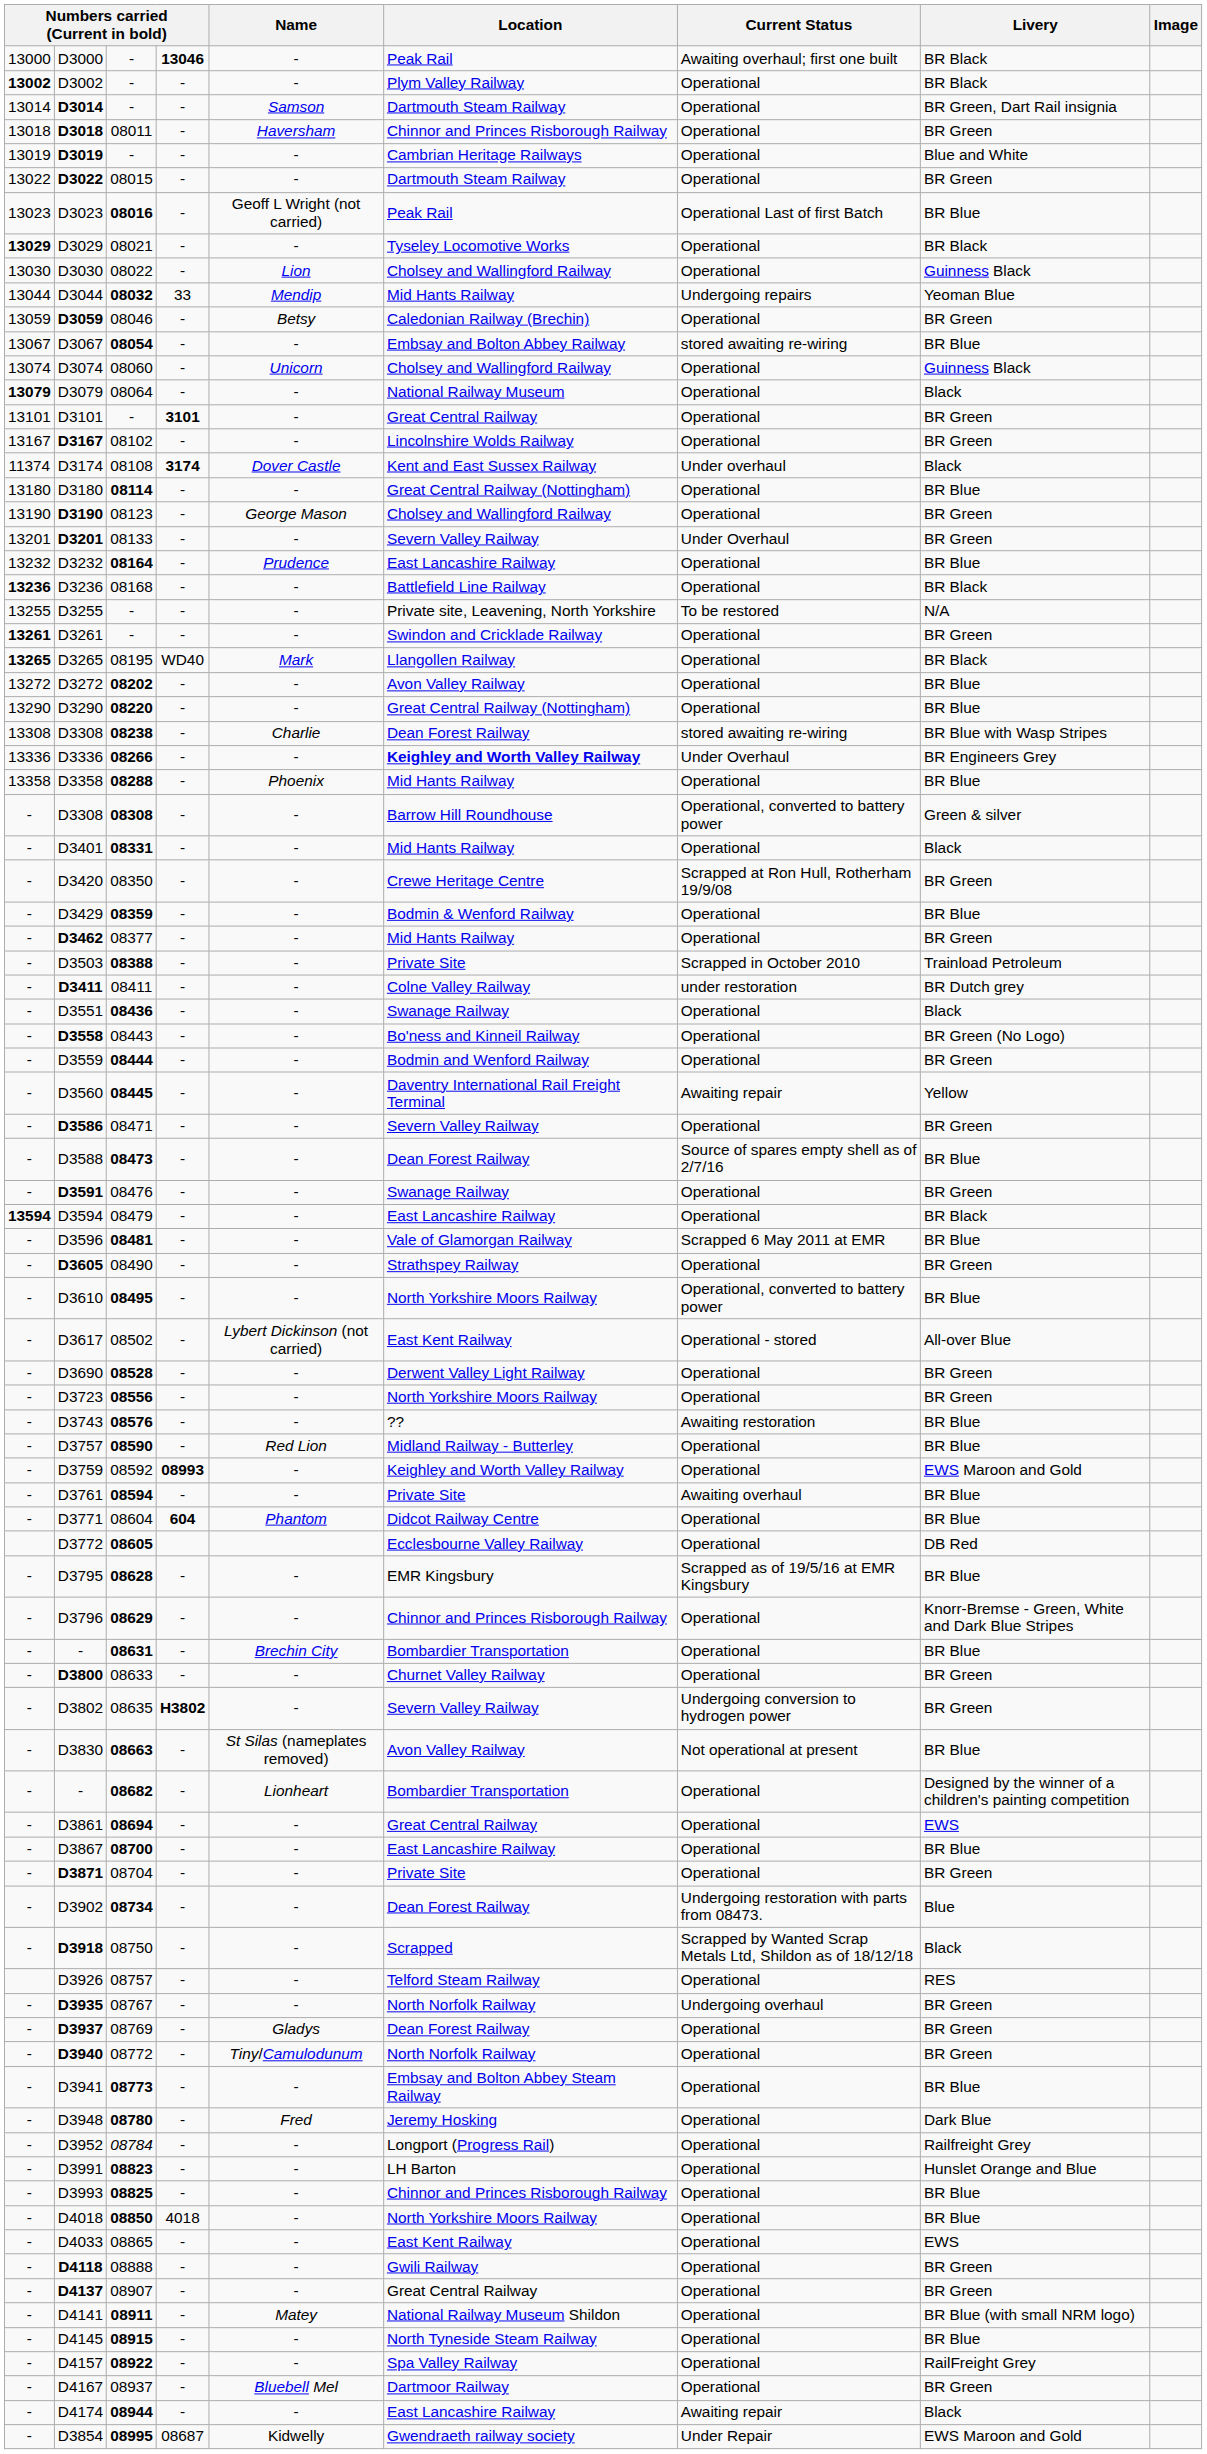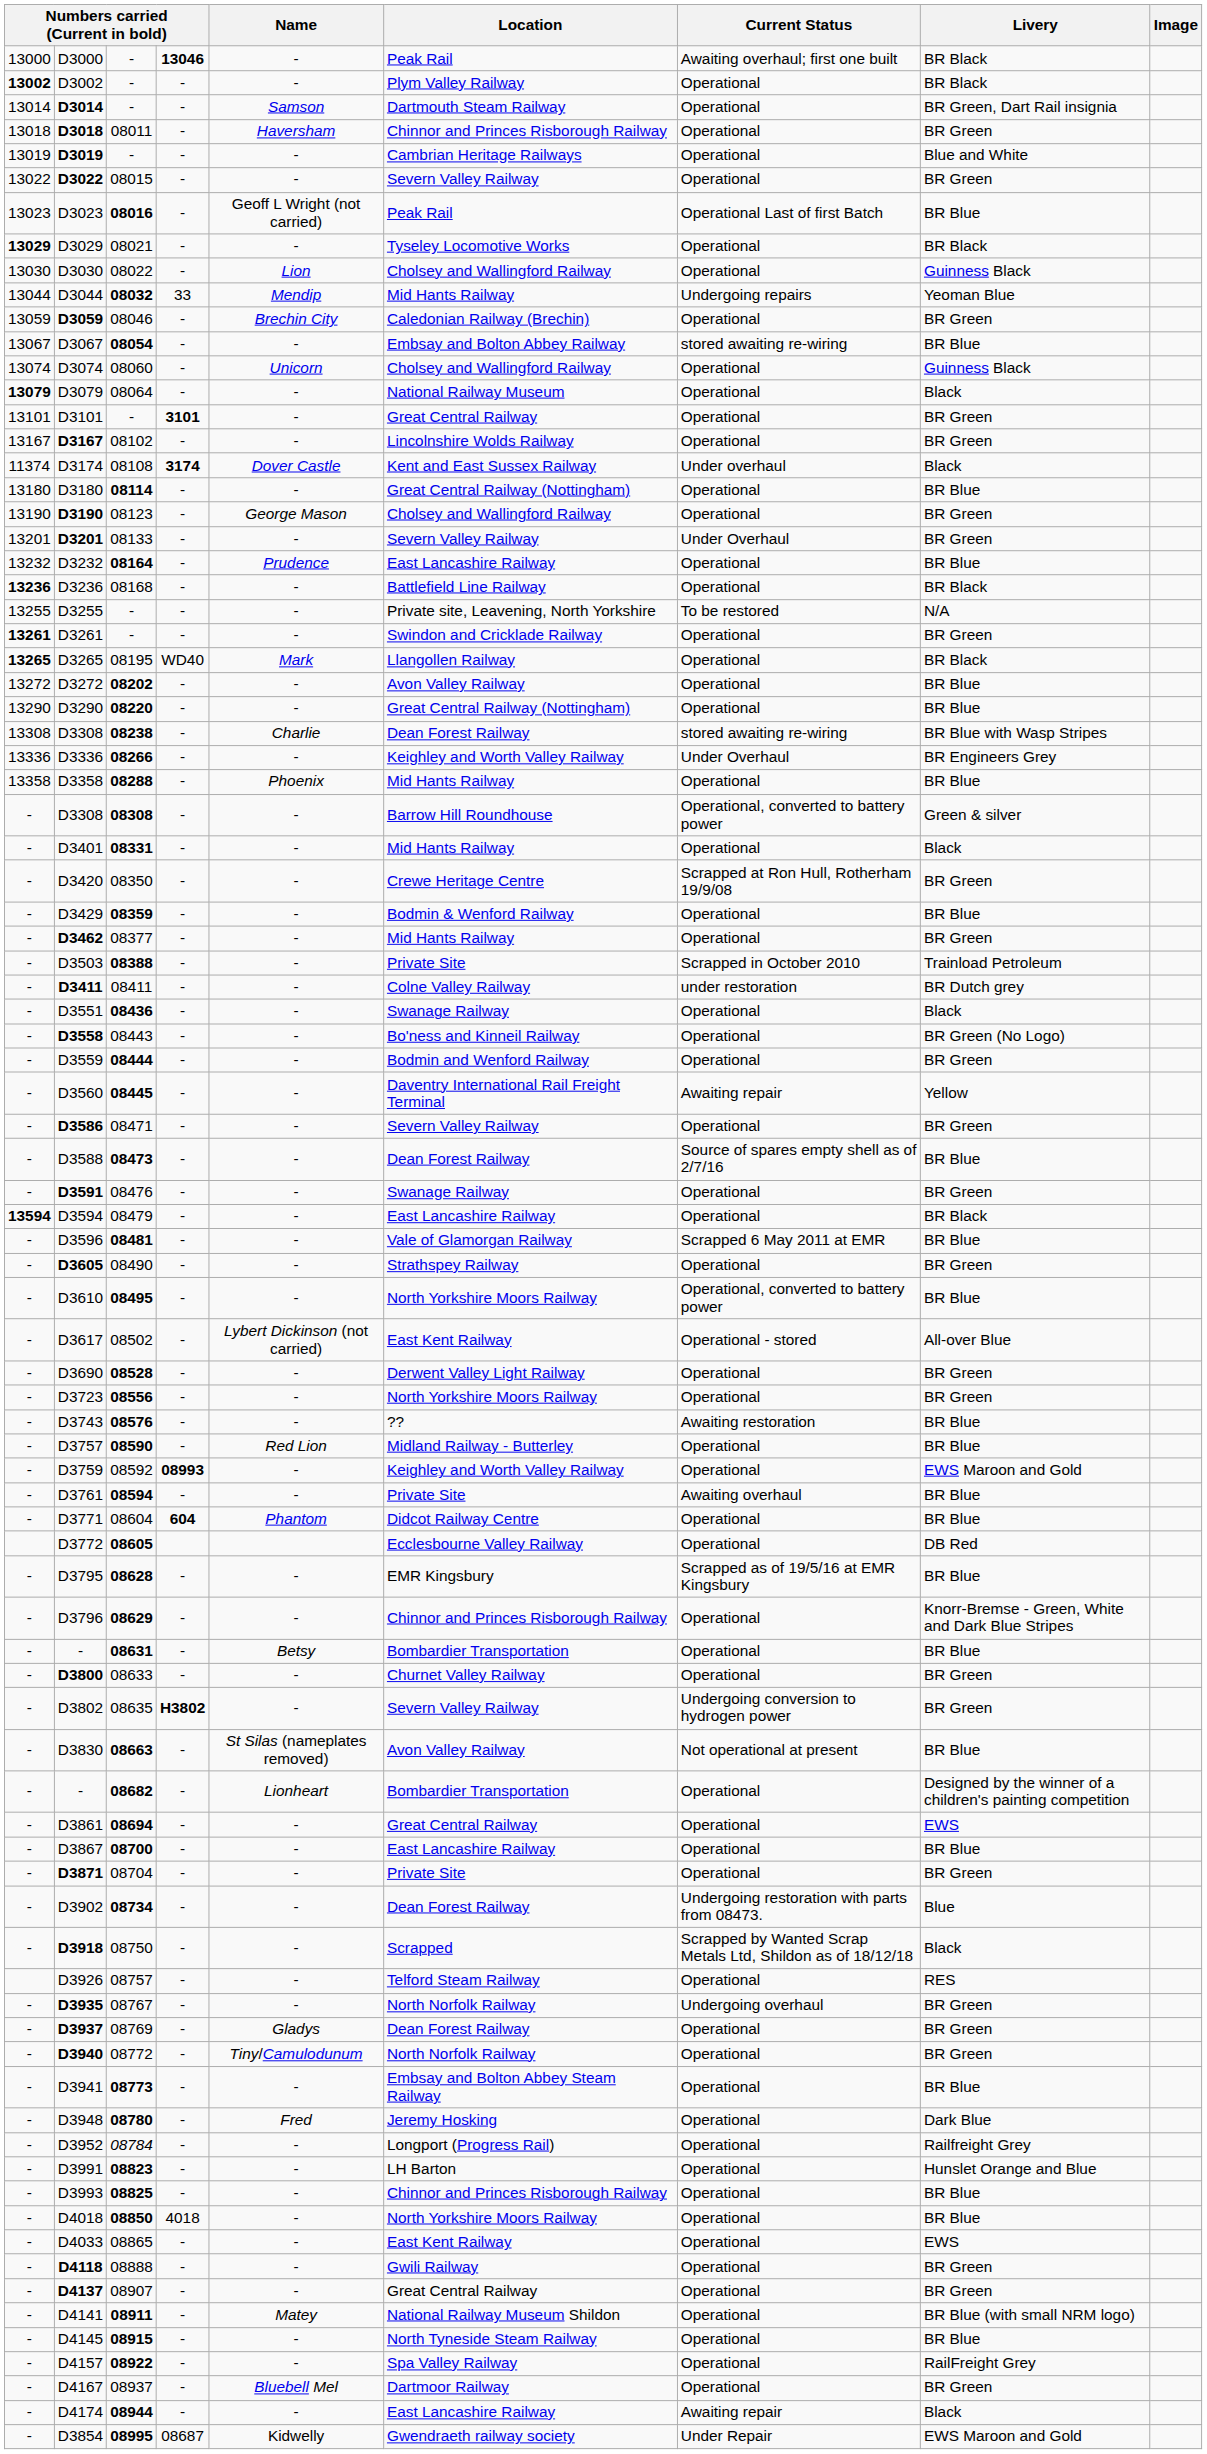(476, 180) Dartmouth Steam Railway -> (463, 180) Severn Valley Railway
(296, 319) Betsy -> (296, 319) Brechin City
(514, 757) bold -> (505, 757) normal
(296, 1651) Brechin City -> (296, 1651) Betsy
